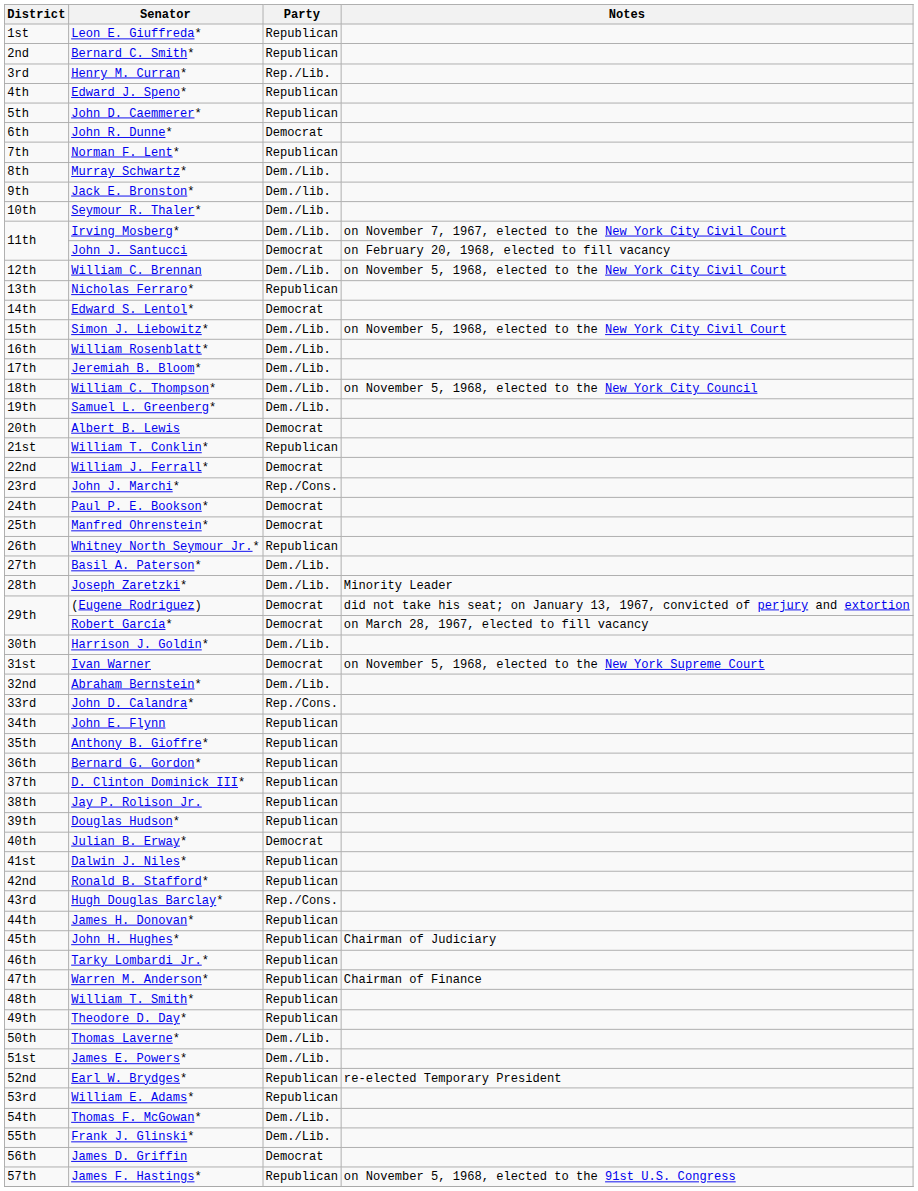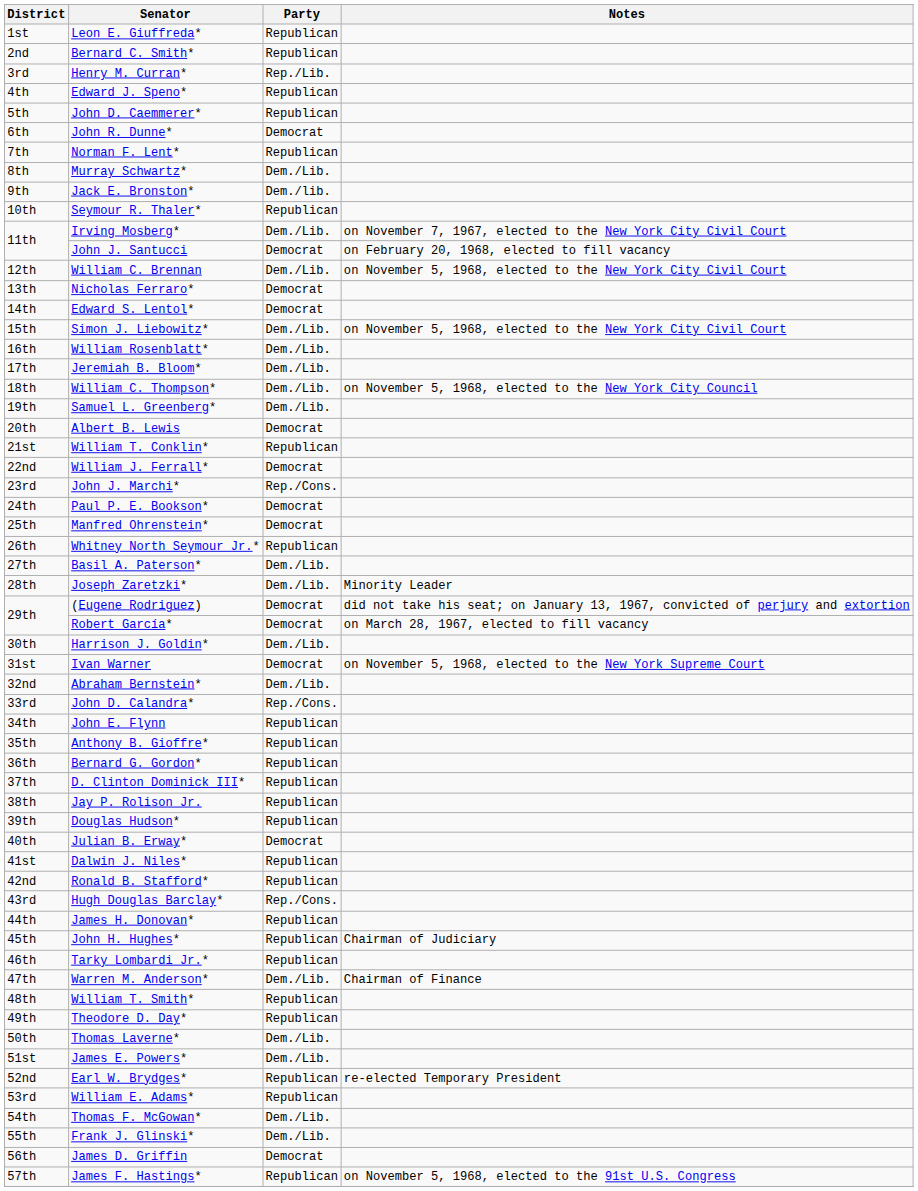(298, 211) Dem./Lib. -> (302, 211) Republican
(302, 290) Republican -> (295, 290) Democrat
(302, 980) Republican -> (298, 980) Dem./Lib.
